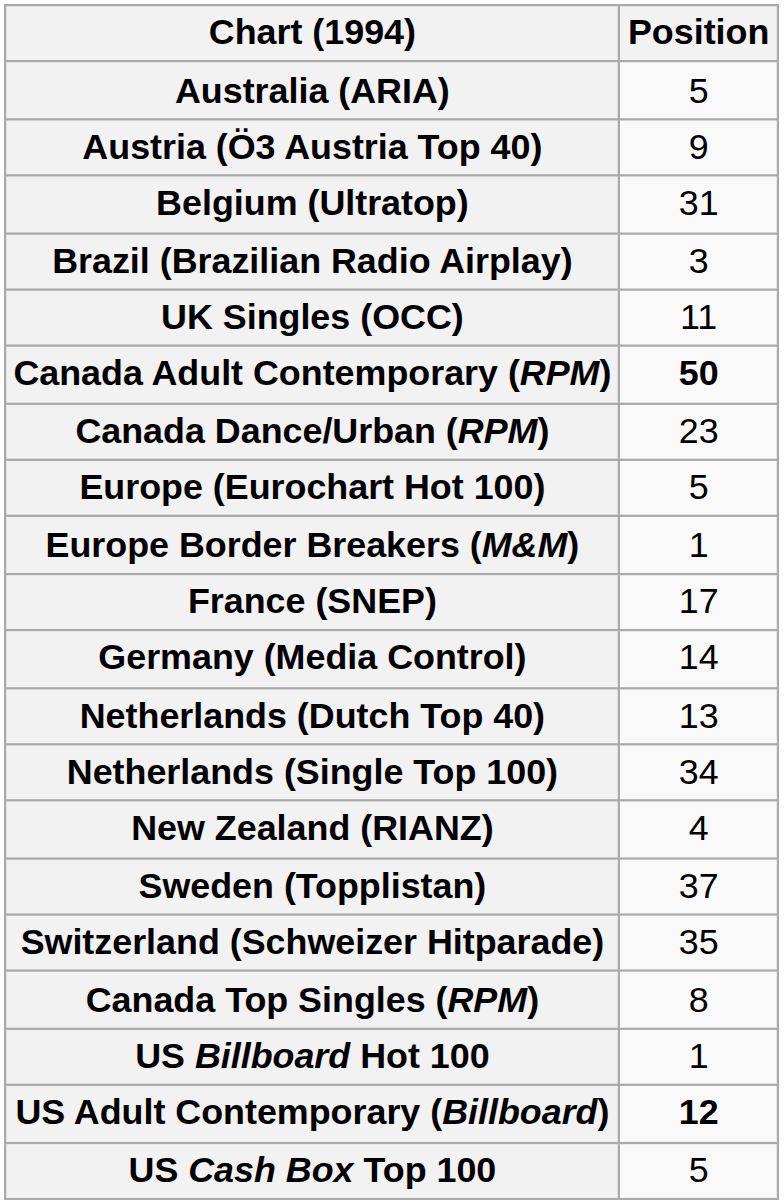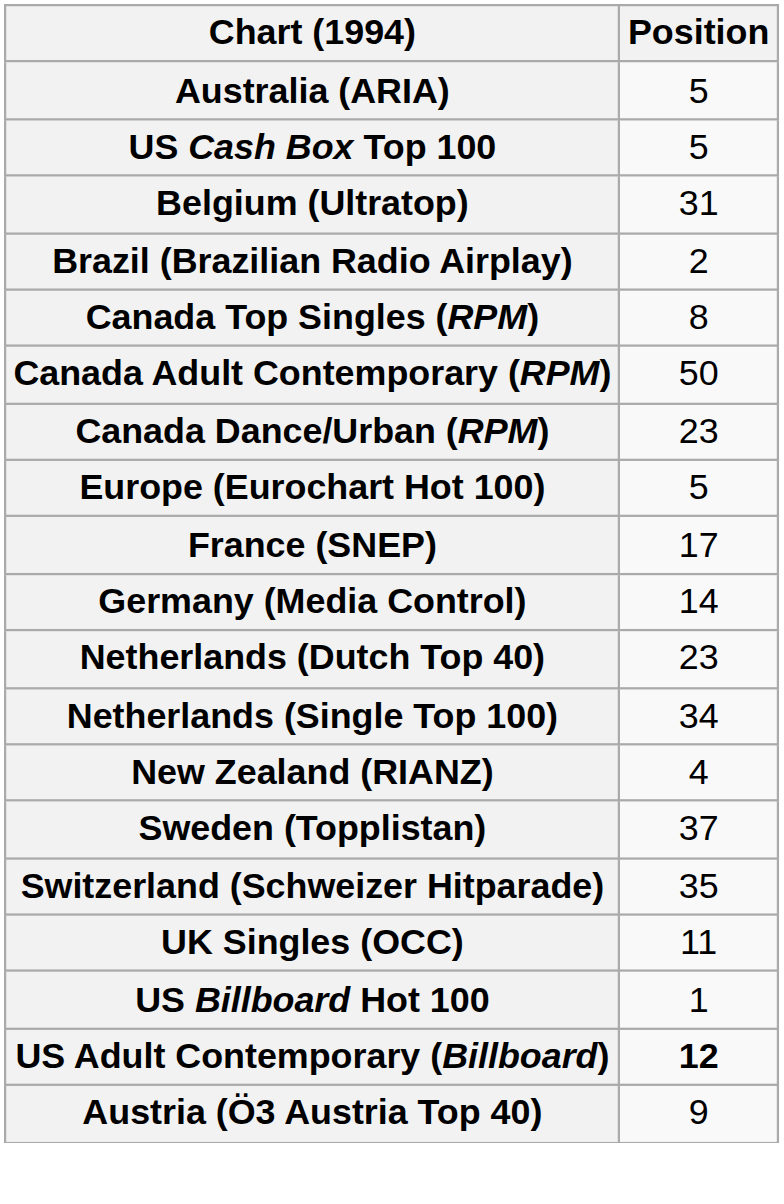rows swapped: (312, 146) <-> (312, 1169)
(699, 260) 3 -> (699, 260) 2
rows swapped: (312, 999) <-> (312, 317)
(699, 373) bold -> (699, 373) normal
- row: (312, 544)
(699, 714) 13 -> (699, 658) 23
